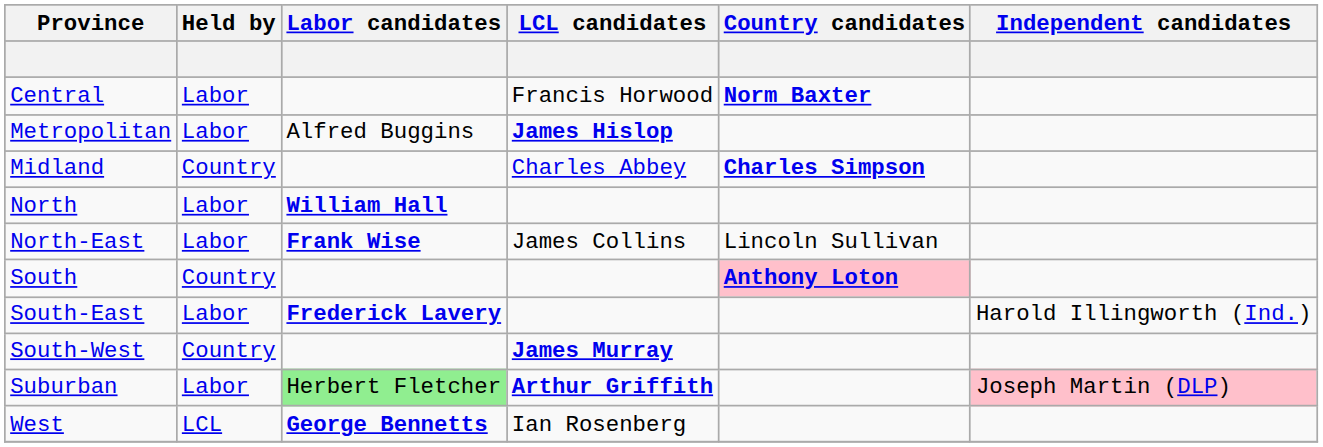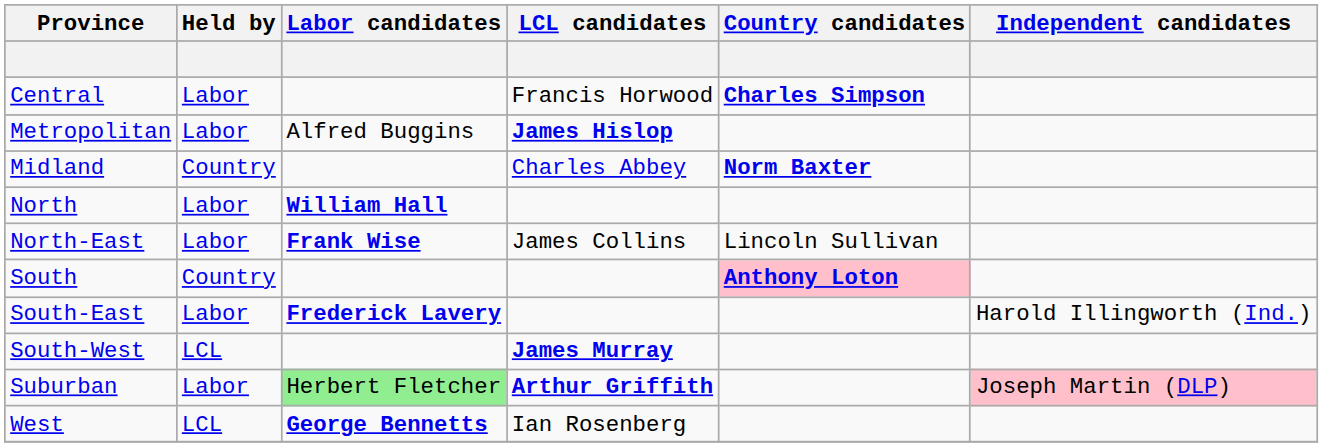(798, 96) Norm Baxter -> (824, 96) Charles Simpson
(824, 169) Charles Simpson -> (798, 169) Norm Baxter
(229, 351) Country -> (202, 351) LCL
